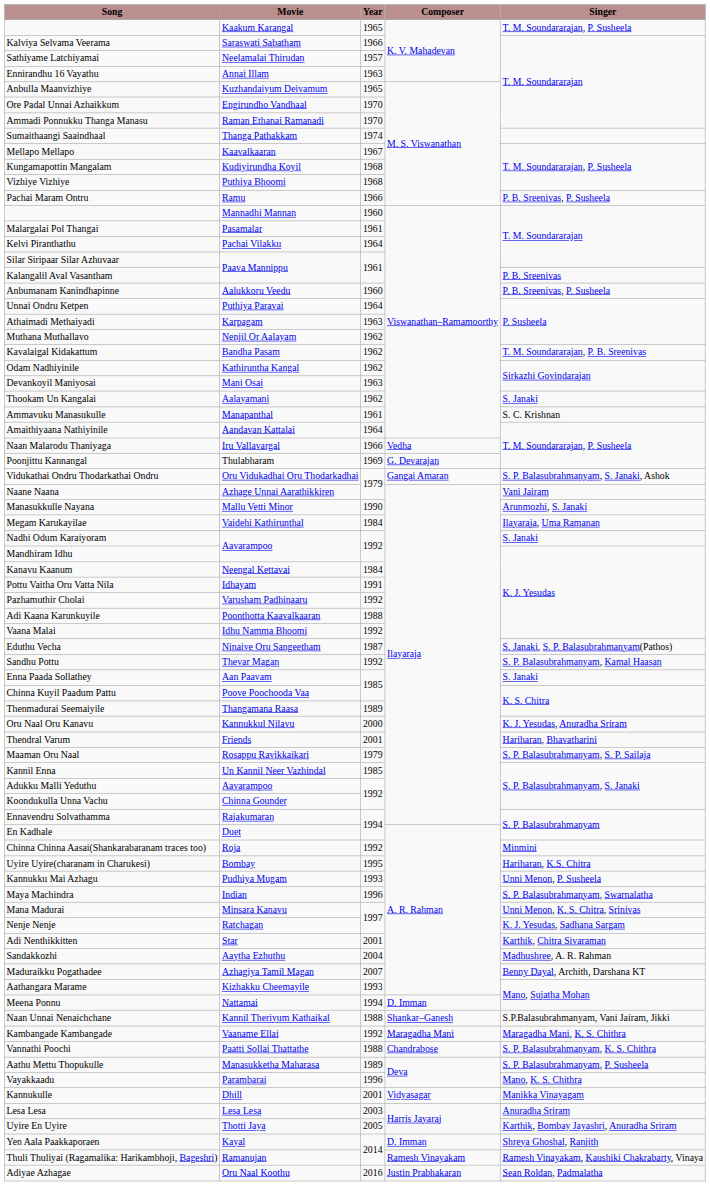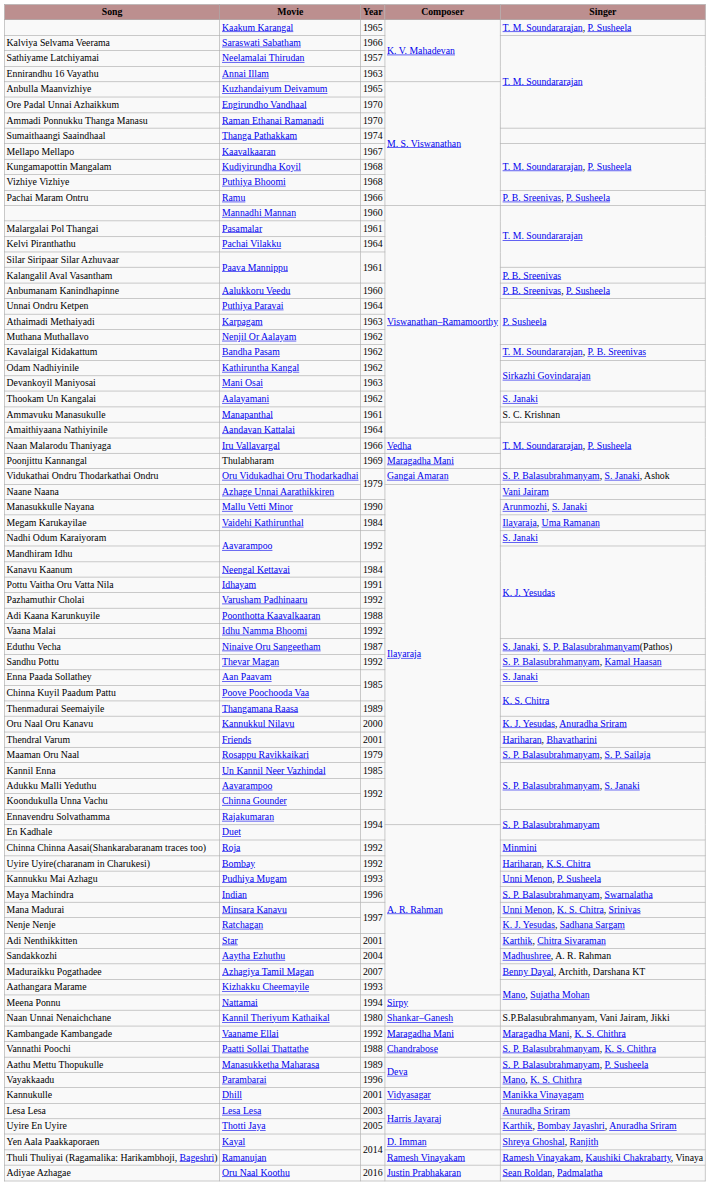(413, 461) G. Devarajan -> (420, 461) Maragadha Mani
(373, 863) 1995 -> (373, 863) 1992
(407, 1002) D. Imman -> (398, 1002) Sirpy
(373, 1018) 1988 -> (373, 1018) 1980
